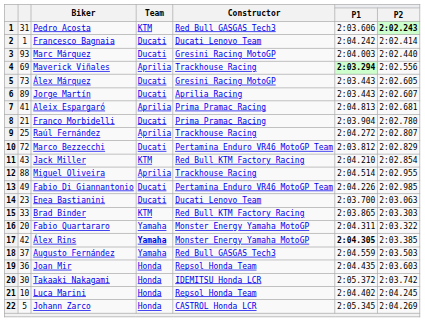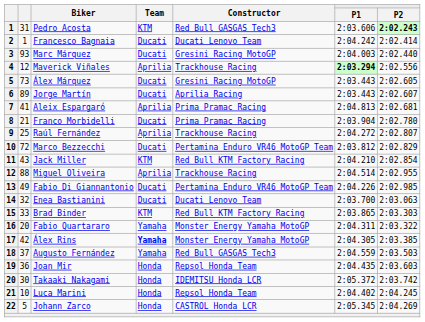(25, 68) 69 -> (25, 68) 12
(25, 200) 23 -> (25, 200) 32
(356, 240) bold -> (356, 240) normal
